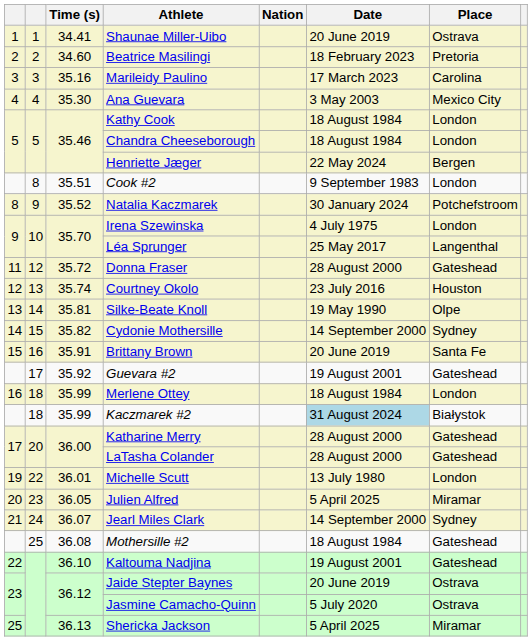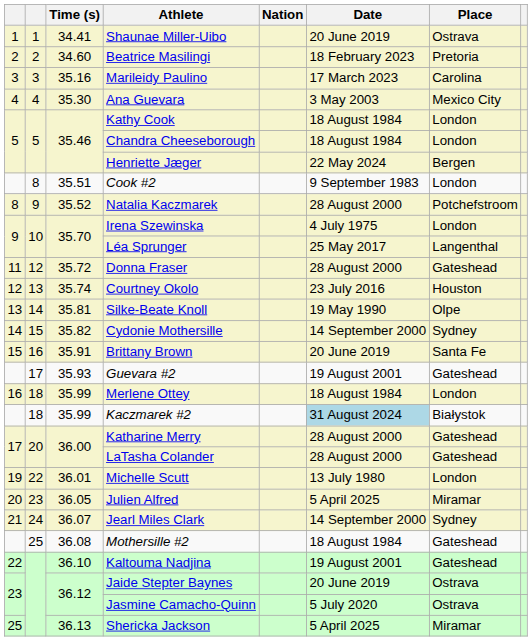(359, 204) 30 January 2024 -> (356, 204) 28 August 2000
(75, 373) 35.92 -> (75, 373) 35.93
